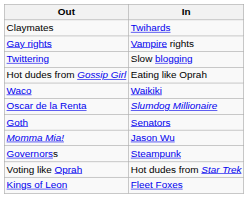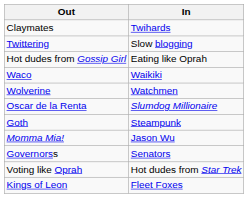- row: (29, 43)
+ row: (29, 91)
(151, 122) Senators -> (156, 122) Steampunk
(156, 153) Steampunk -> (151, 153) Senators
